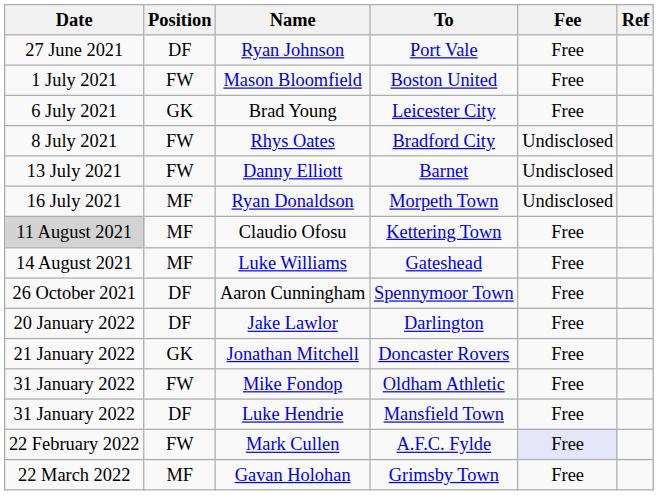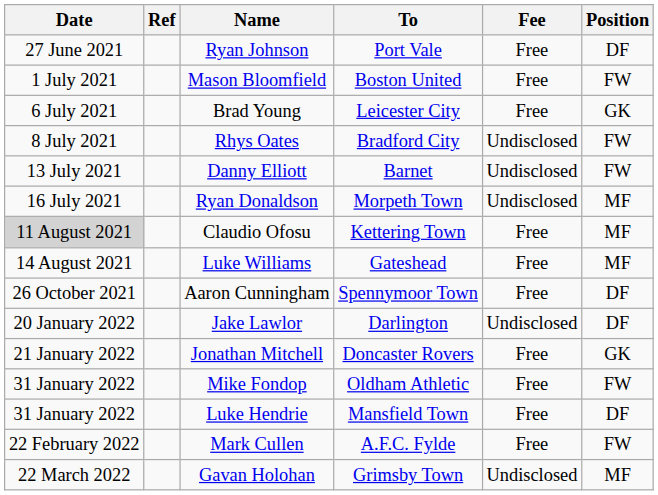columns swapped: (180, 19) <-> (635, 19)
(568, 323) Free -> (532, 323) Undisclosed
(568, 444) lavender background -> (532, 444) no background
(568, 474) Free -> (532, 474) Undisclosed
